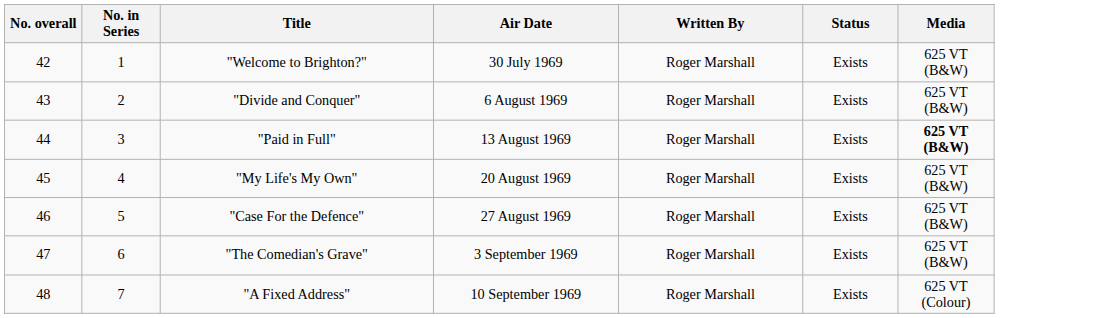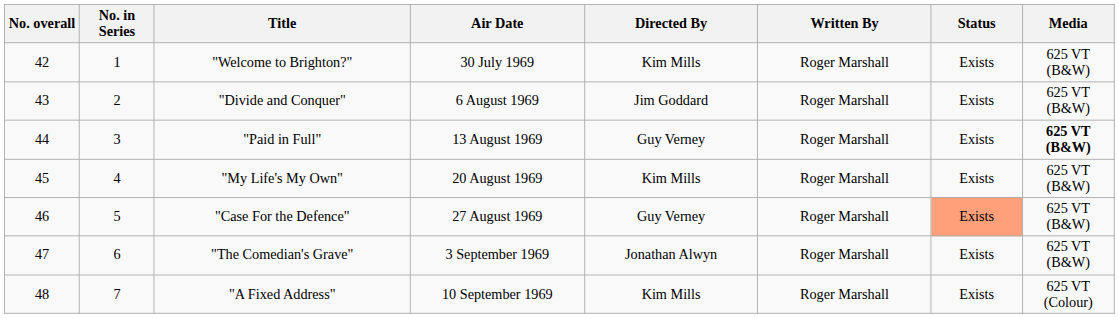+ column: (671, 23)
(850, 216) no background -> (977, 216) lightsalmon background
